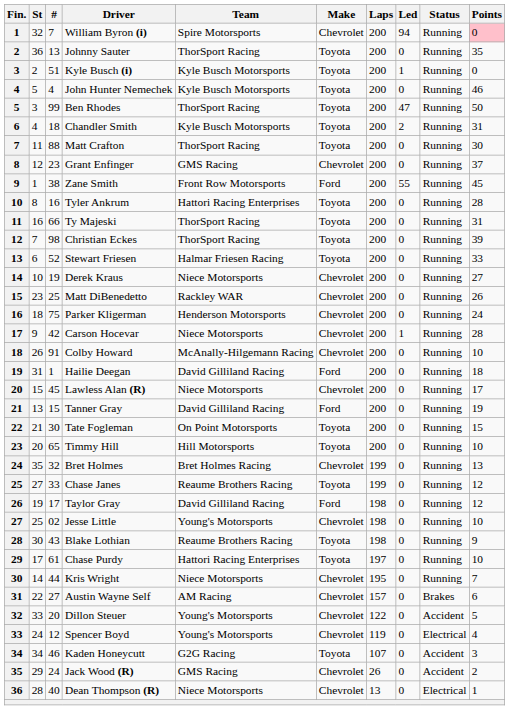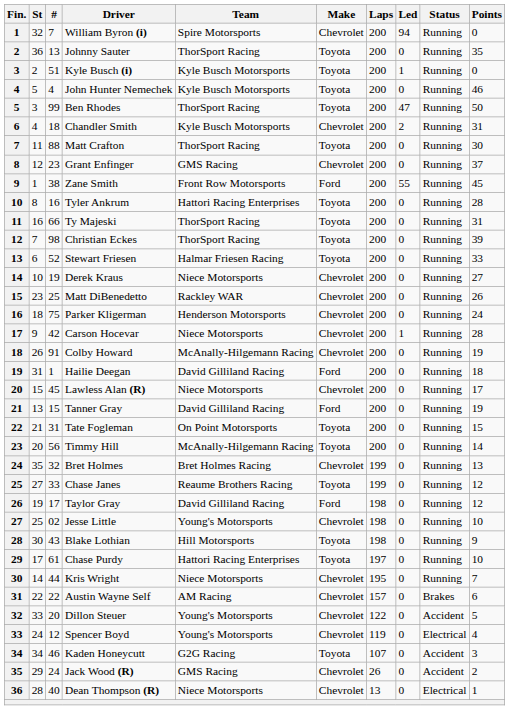(475, 32) pink background -> (475, 32) no background
(335, 126) Toyota -> (341, 126) Chevrolet
(477, 352) 10 -> (477, 352) 19
(54, 427) 30 -> (54, 427) 31
(54, 446) 65 -> (54, 446) 56
(216, 446) Hill Motorsports -> (246, 446) McAnally-Hilgemann Racing
(477, 446) 10 -> (477, 446) 14
(235, 540) Reaume Brothers Racing -> (216, 540) Hill Motorsports
(54, 596) 27 -> (54, 596) 22
